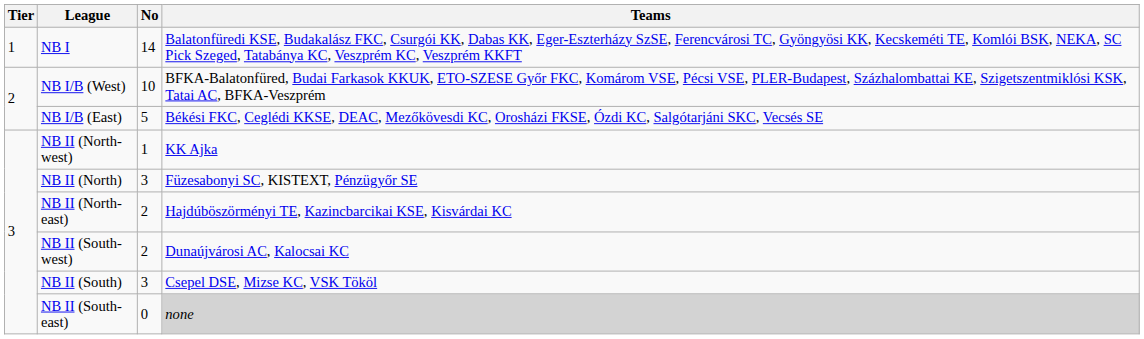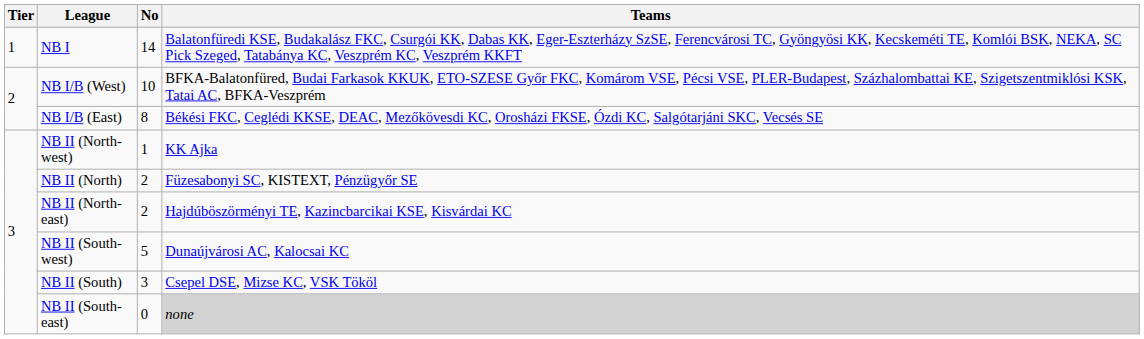(144, 118) 5 -> (144, 118) 8
(144, 180) 3 -> (144, 180) 2
(144, 251) 2 -> (144, 251) 5
